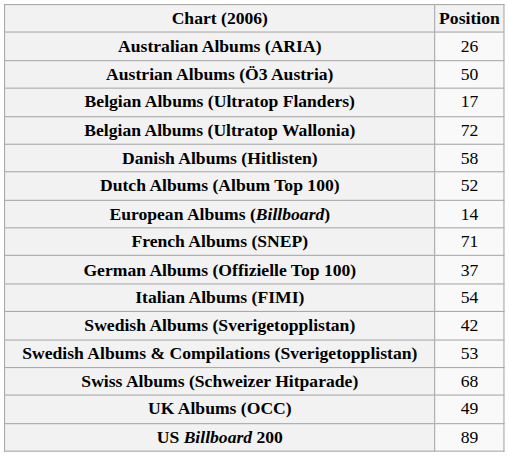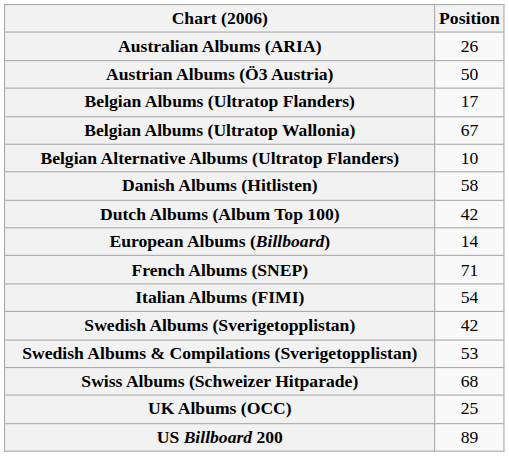(469, 130) 72 -> (469, 130) 67
+ row: (220, 158)
(469, 185) 52 -> (469, 213) 42
- row: (220, 269)
(469, 409) 49 -> (469, 409) 25
